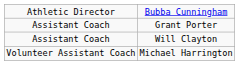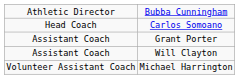+ row: (186, 25)
